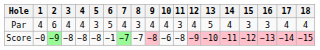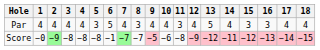(54, 25) 6 -> (54, 25) 4
(152, 38) −8 -> (152, 38) −5
(211, 38) −10 -> (211, 38) −12
